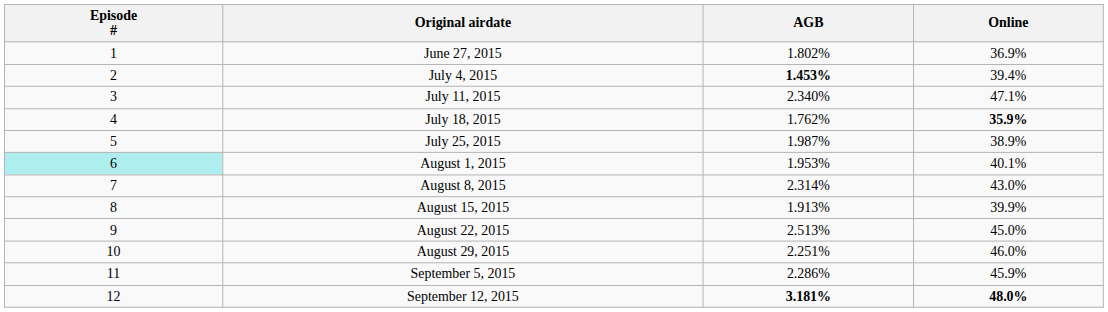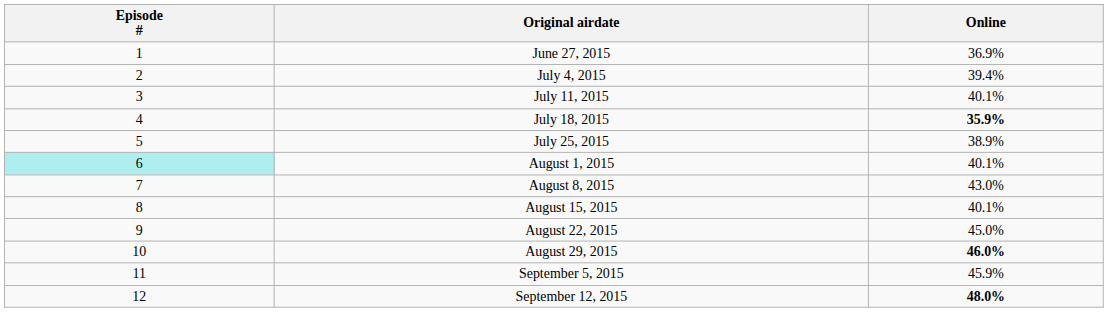- column: (808, 23)
(1008, 97) 47.1% -> (986, 97) 40.1%
(1008, 207) 39.9% -> (986, 207) 40.1%
(1008, 251) normal -> (986, 251) bold
